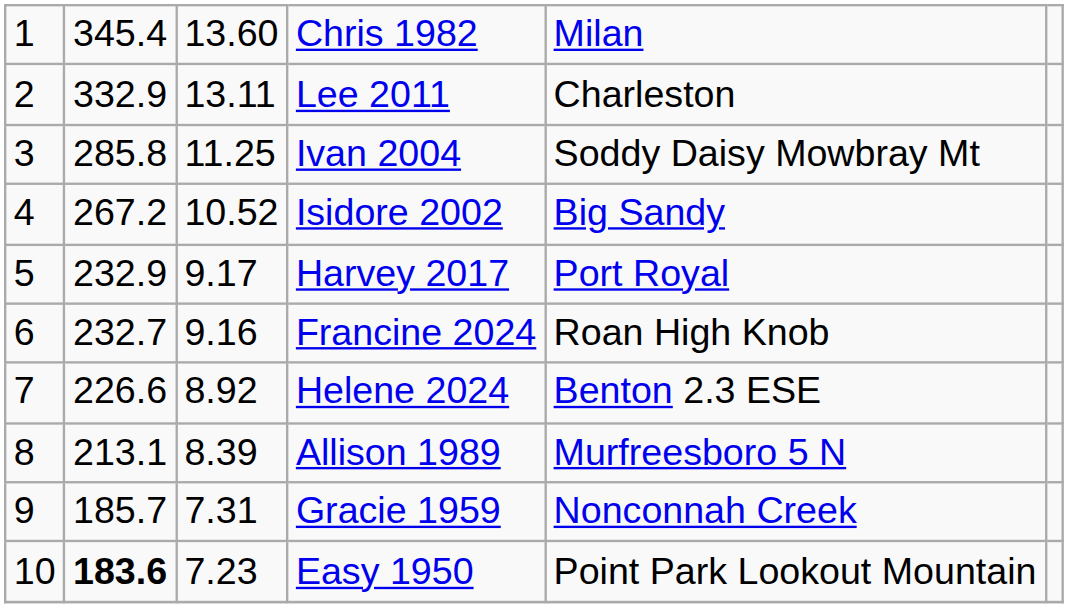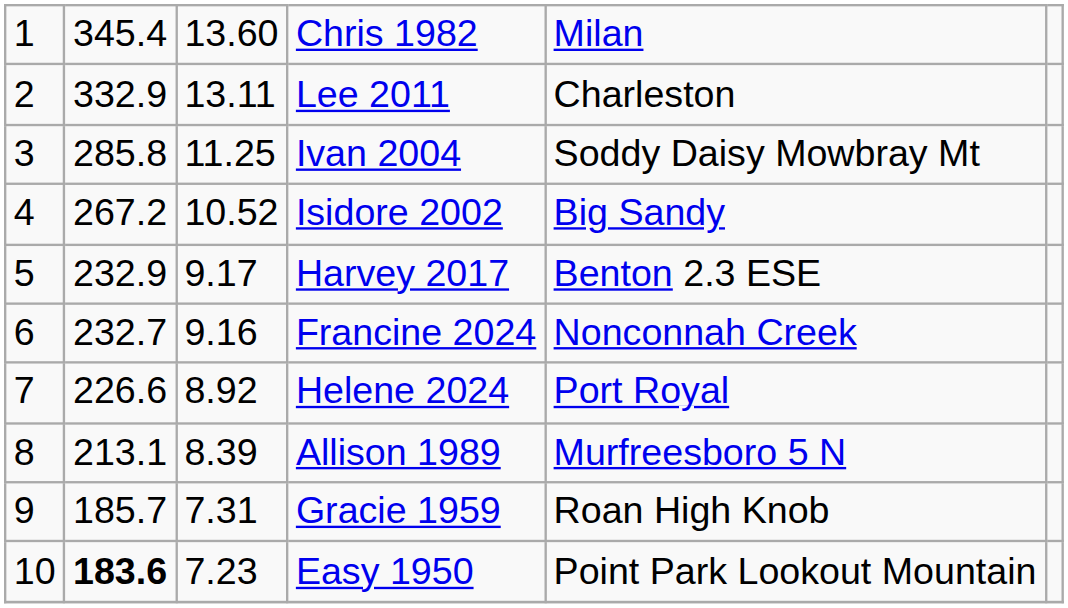(641, 272) Port Royal -> (687, 272) Benton 2.3 ESE
(692, 332) Roan High Knob -> (705, 332) Nonconnah Creek
(687, 392) Benton 2.3 ESE -> (641, 392) Port Royal
(705, 511) Nonconnah Creek -> (692, 511) Roan High Knob
